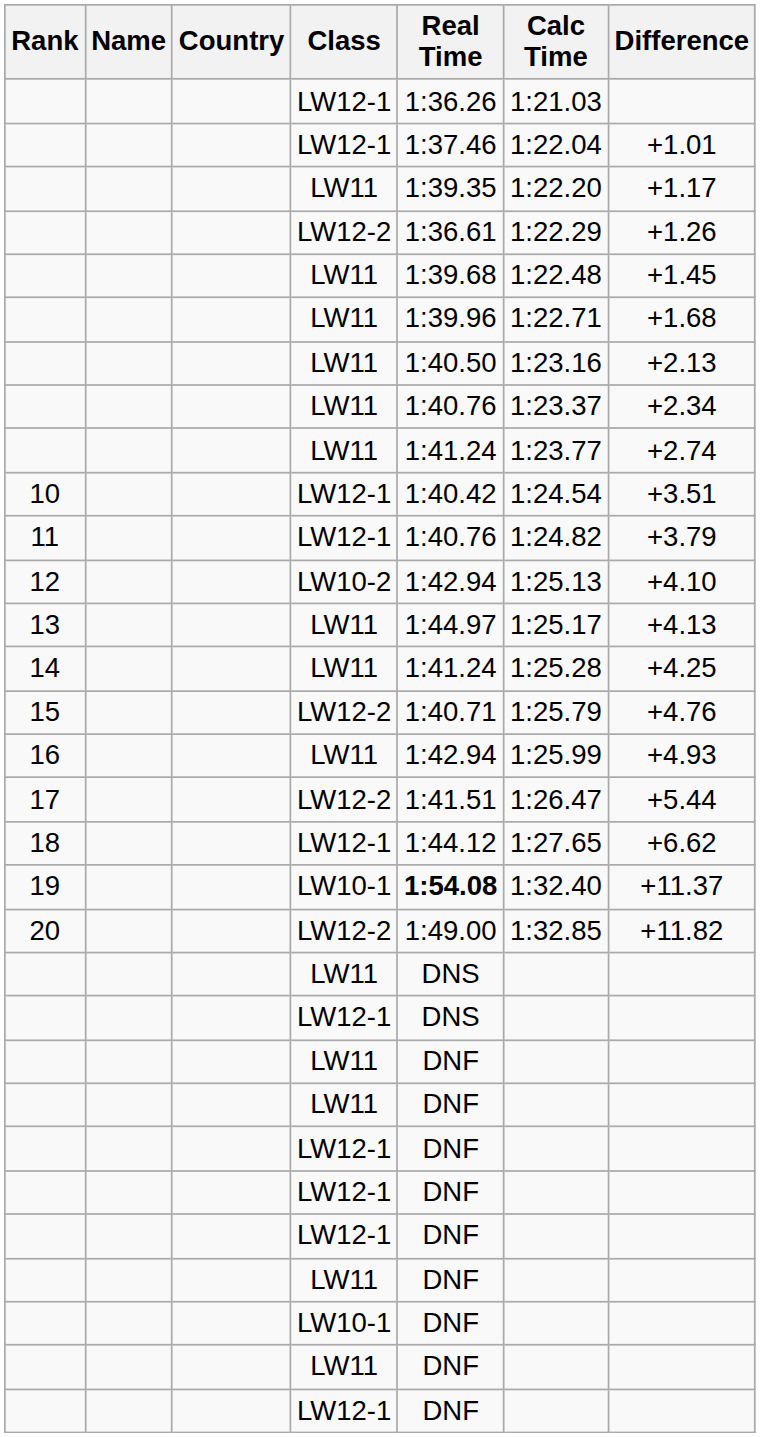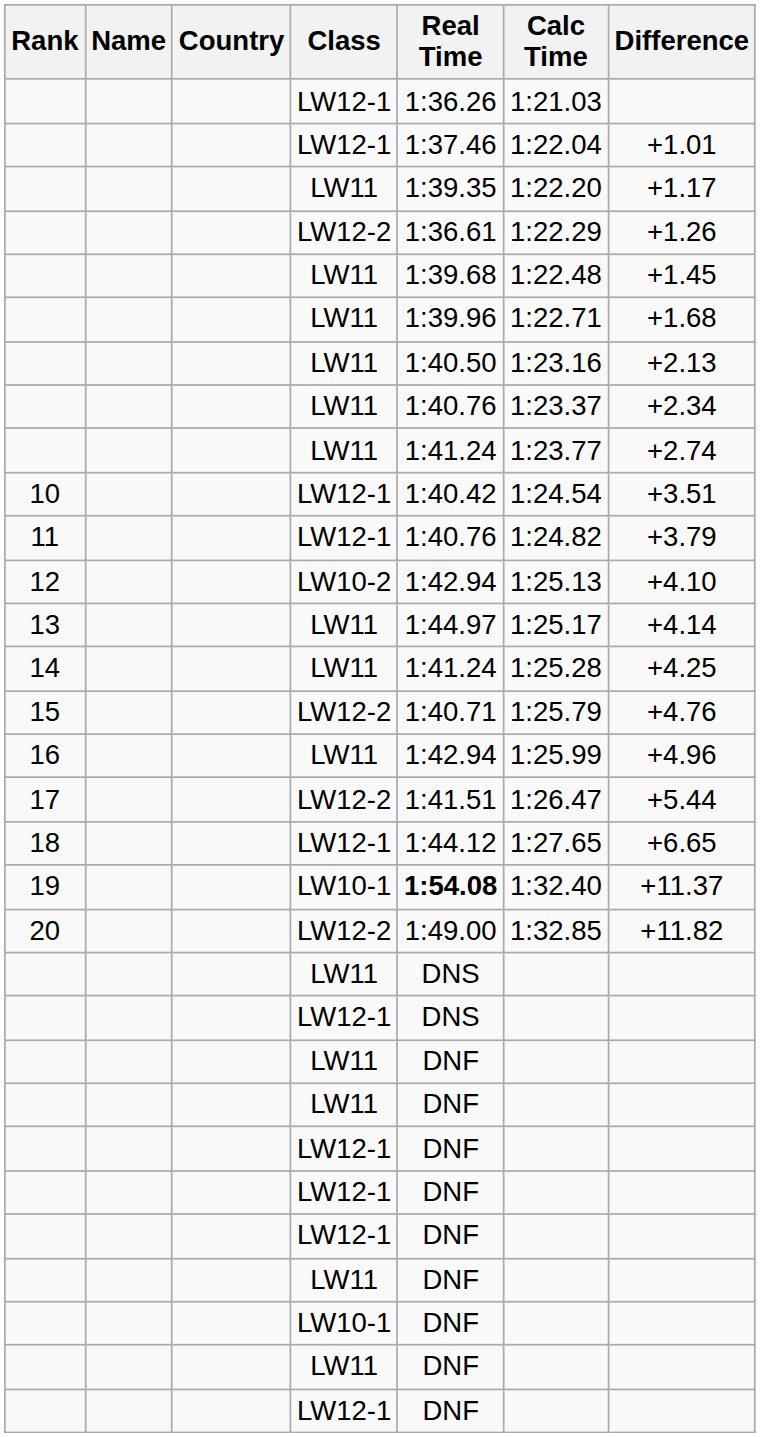(682, 624) +4.13 -> (682, 624) +4.14
(682, 755) +4.93 -> (682, 755) +4.96
(682, 842) +6.62 -> (682, 842) +6.65
